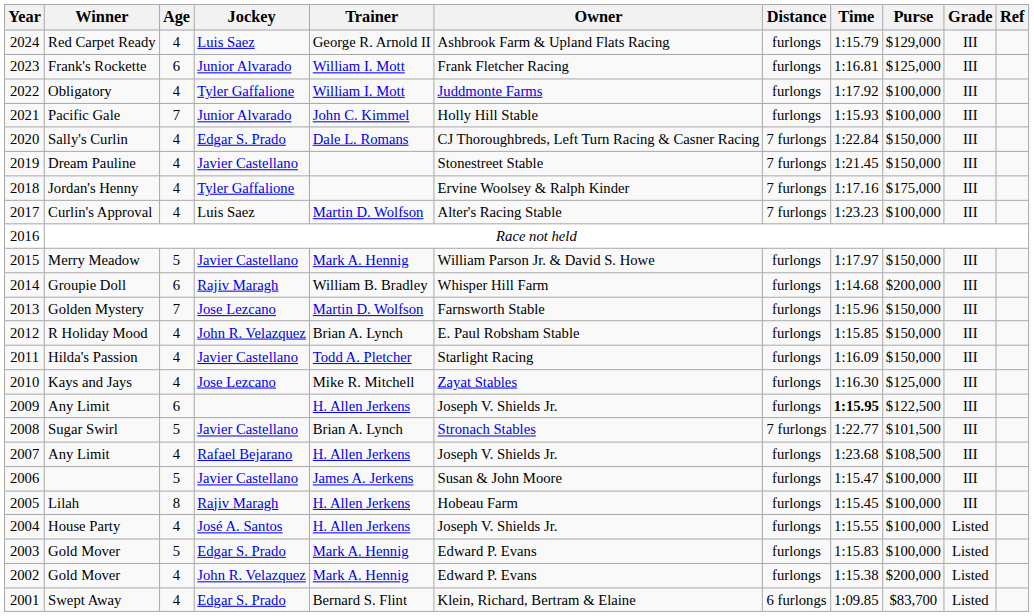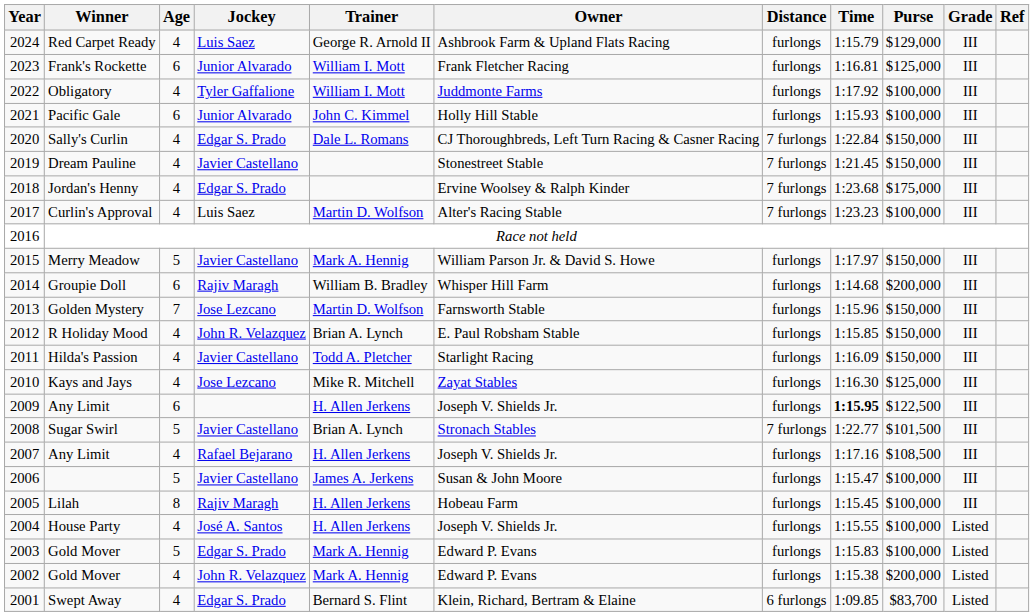(176, 115) 7 -> (176, 115) 6
(246, 187) Tyler Gaffalione -> (242, 187) Edgar S. Prado
(856, 187) 1:17.16 -> (856, 187) 1:23.68
(856, 454) 1:23.68 -> (856, 454) 1:17.16
